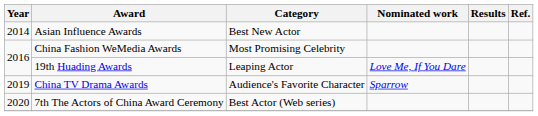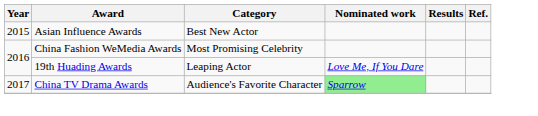(18, 31) 2014 -> (18, 31) 2015
(18, 84) 2019 -> (18, 84) 2017
(389, 84) no background -> (347, 84) lightgreen background
- row: (129, 102)
